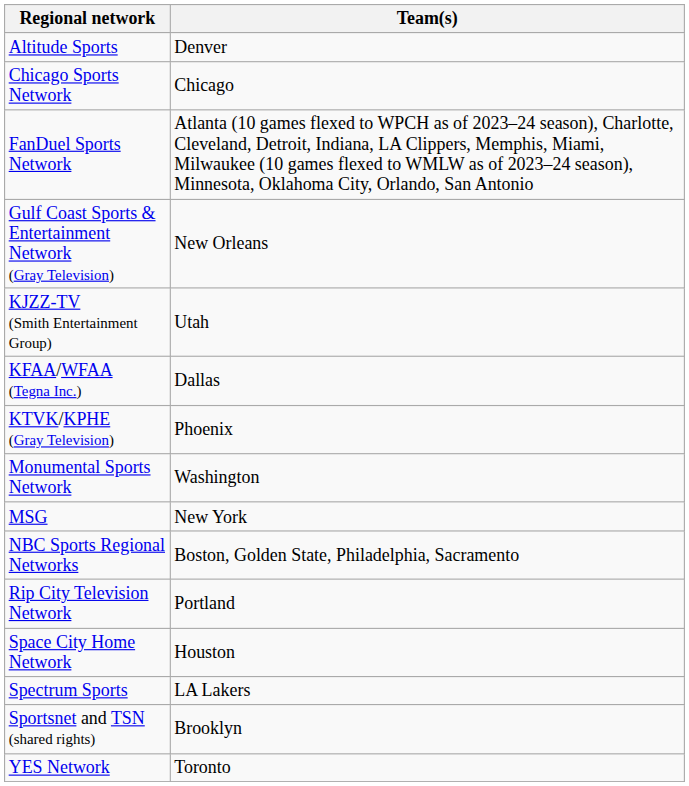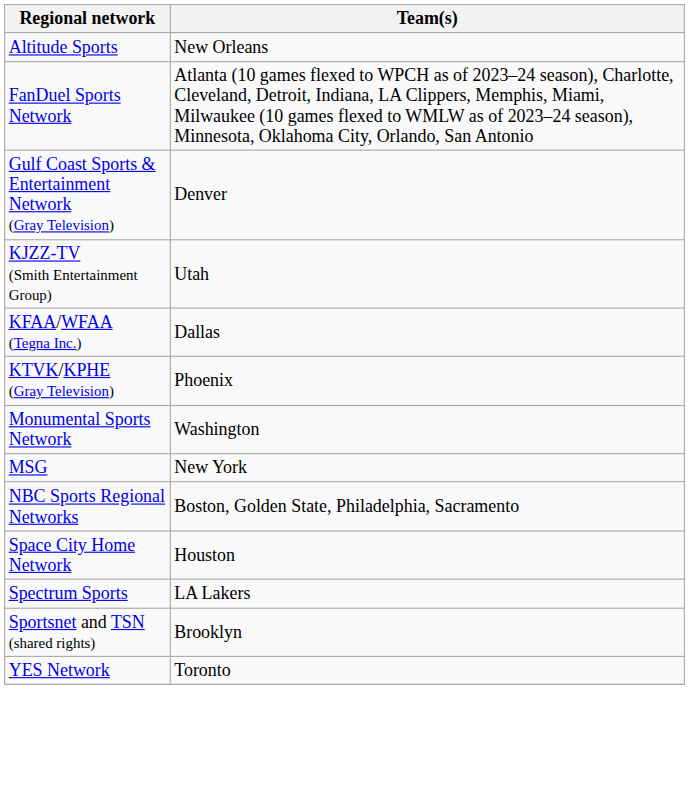(201, 47) Denver -> (221, 47) New Orleans
- row: (64, 85)
(221, 243) New Orleans -> (201, 194) Denver
- row: (79, 603)
